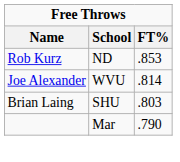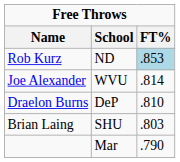(150, 59) no background -> (152, 59) lightblue background
+ row: (48, 102)
